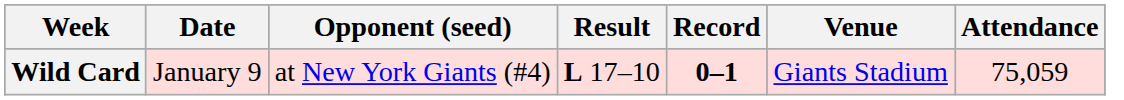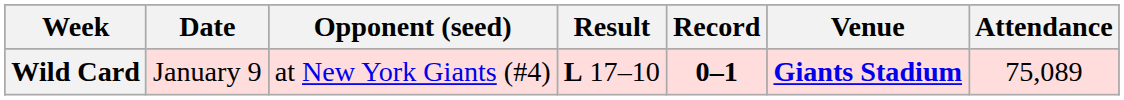(861, 71) normal -> (868, 71) bold
(1030, 71) 75,059 -> (1044, 71) 75,089
